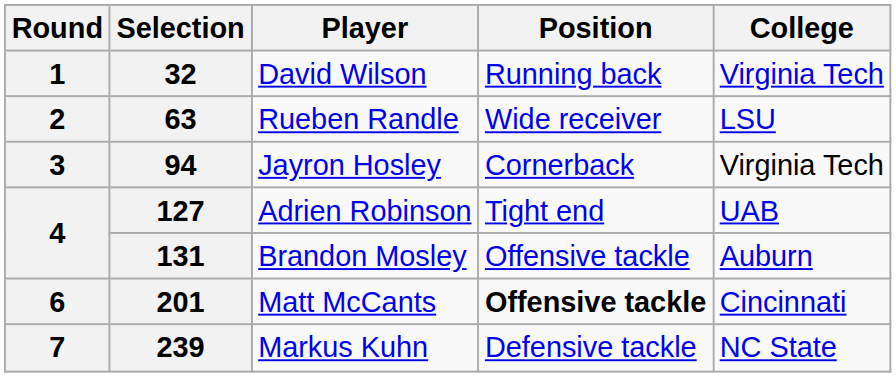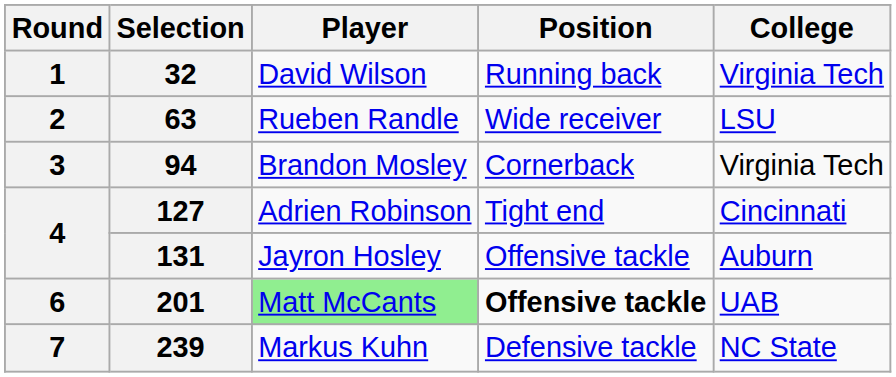(350, 165) Jayron Hosley -> (362, 165) Brandon Mosley
(749, 211) UAB -> (783, 211) Cincinnati
(362, 257) Brandon Mosley -> (350, 257) Jayron Hosley
(347, 302) no background -> (347, 302) lightgreen background
(783, 302) Cincinnati -> (749, 302) UAB
